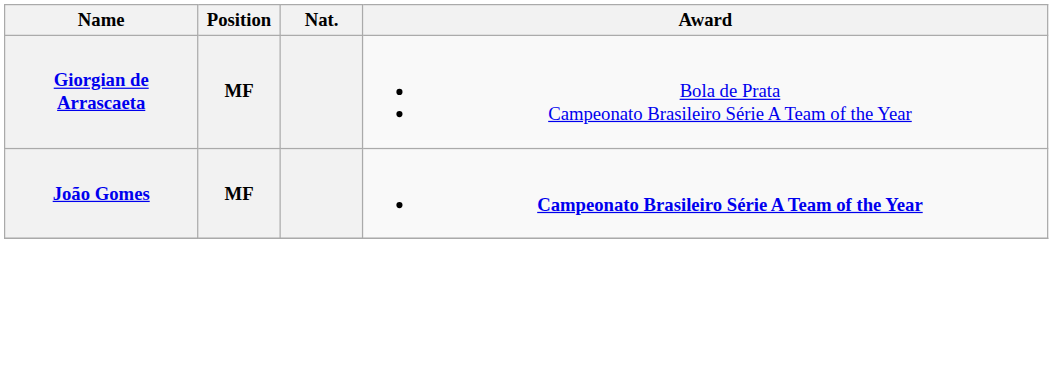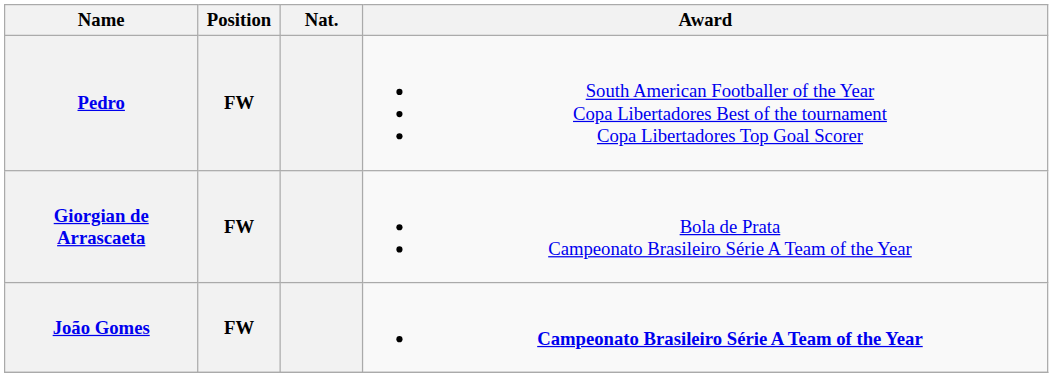+ row: (101, 102)
(239, 91) MF -> (239, 226) FW
(239, 193) MF -> (239, 327) FW
